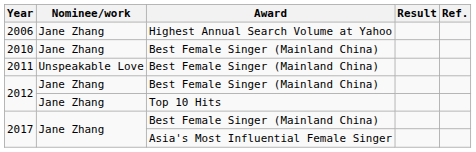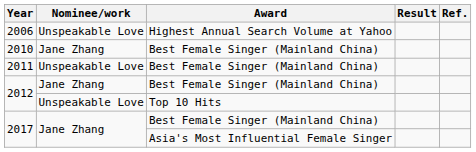(71, 31) Jane Zhang -> (91, 31) Unspeakable Love
(71, 102) Jane Zhang -> (91, 102) Unspeakable Love
